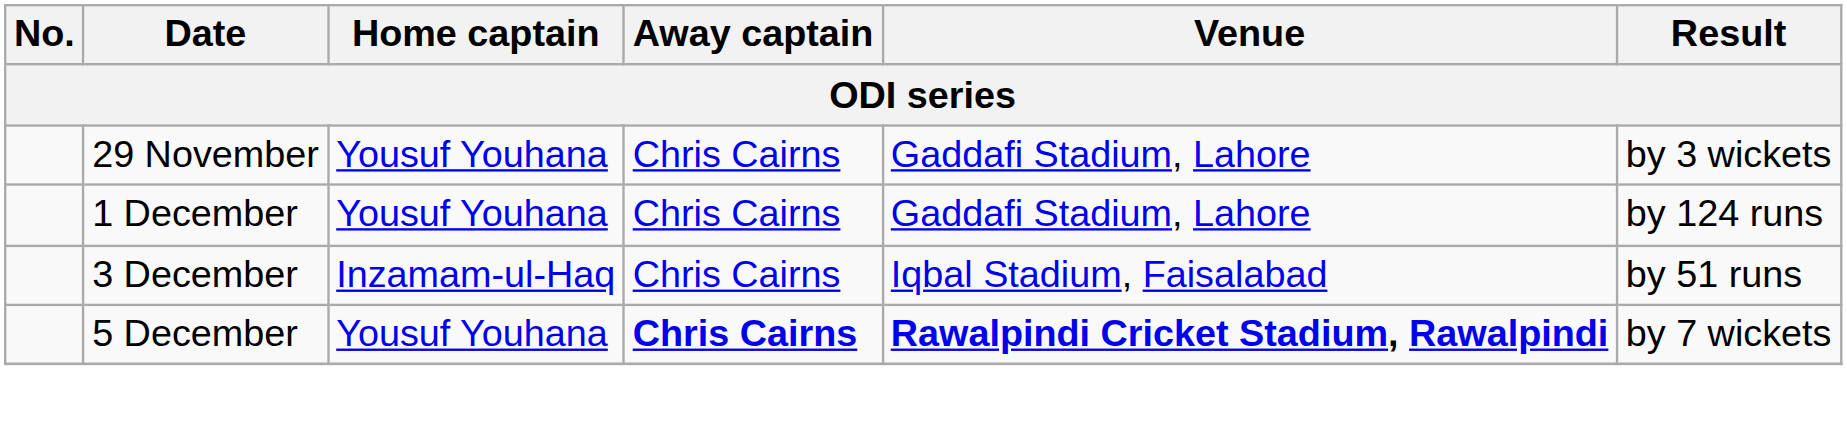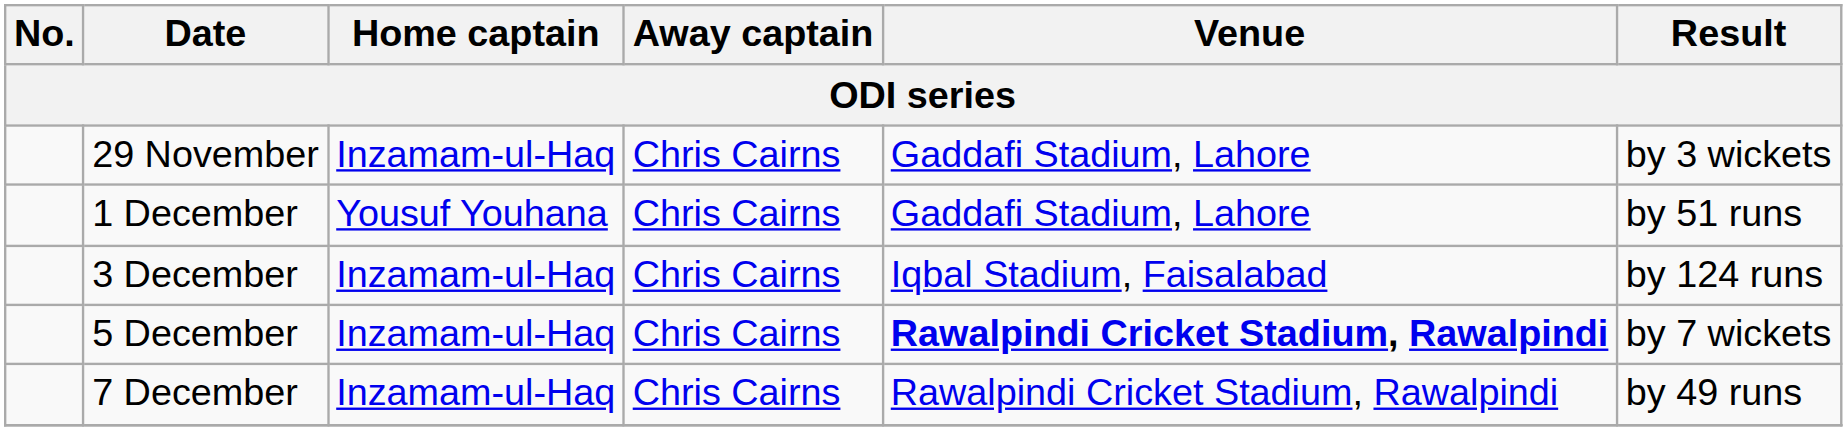(472, 154) Yousuf Youhana -> (476, 154) Inzamam-ul-Haq
(1724, 214) by 124 runs -> (1714, 214) by 51 runs
(1714, 273) by 51 runs -> (1724, 273) by 124 runs
(472, 333) Yousuf Youhana -> (476, 333) Inzamam-ul-Haq
(745, 333) bold -> (737, 333) normal
+ row: (195, 393)
